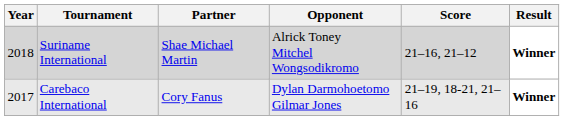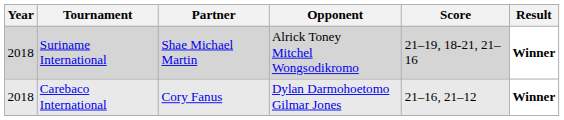(441, 52) 21–16, 21–12 -> (453, 52) 21–19, 18-21, 21–16
(21, 97) 2017 -> (21, 97) 2018
(453, 97) 21–19, 18-21, 21–16 -> (441, 97) 21–16, 21–12
